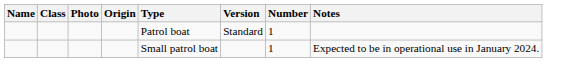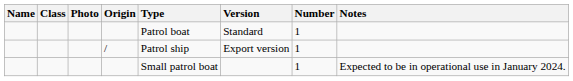+ row: (21, 49)
